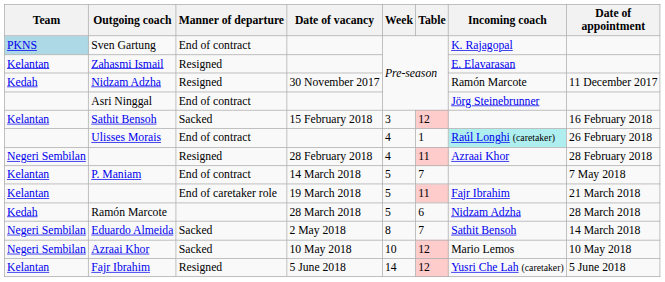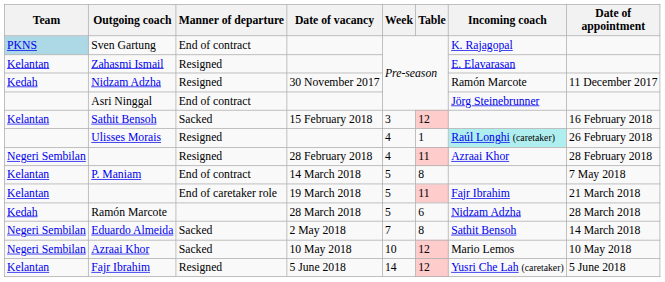(215, 138) End of contract -> (200, 138) Resigned
(421, 175) 7 -> (421, 175) 8
(388, 230) 8 -> (388, 230) 7
(421, 230) 7 -> (421, 230) 8
